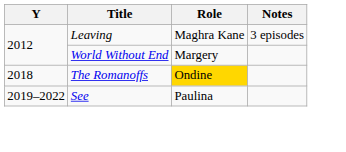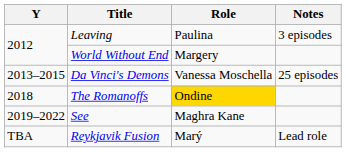(209, 34) Maghra Kane -> (194, 34) Paulina
+ row: (120, 75)
(194, 95) Paulina -> (210, 116) Maghra Kane
+ row: (115, 136)
